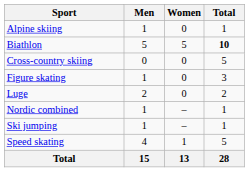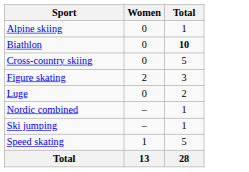- column: (144, 12)
(184, 45) 5 -> (144, 45) 0
(184, 77) 0 -> (144, 77) 2
